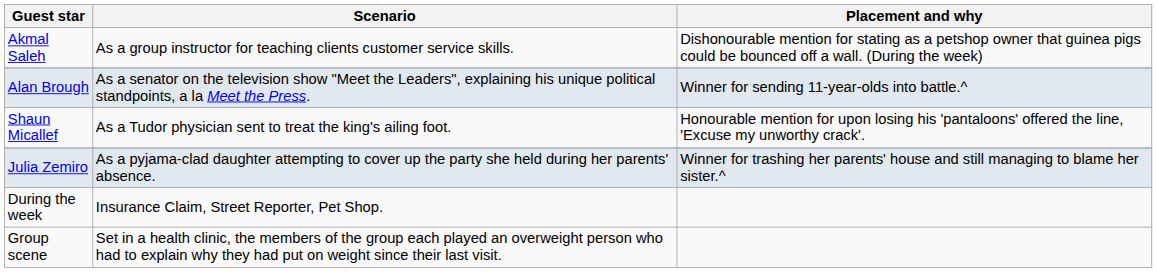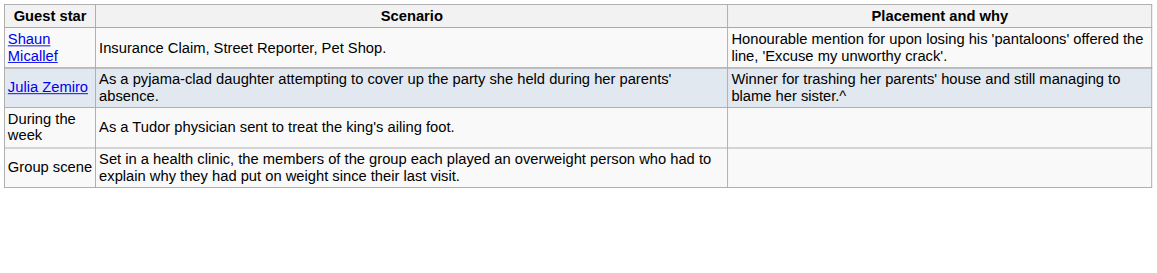- row: (28, 47)
- row: (48, 87)
(274, 127) As a Tudor physician sent to treat the king's ailing foot. -> (243, 47) Insurance Claim, Street Reporter, Pet Shop.
(239, 207) Insurance Claim, Street Reporter, Pet Shop. -> (277, 127) As a Tudor physician sent to treat the king's ailing foot.
